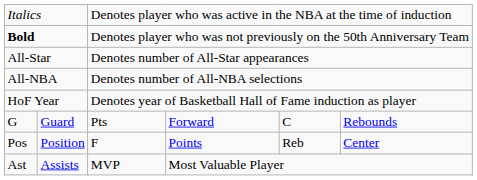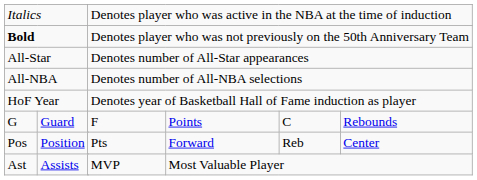(99, 121) Pts -> (95, 121) F
(191, 121) Forward -> (185, 121) Points
(95, 143) F -> (99, 143) Pts
(185, 143) Points -> (191, 143) Forward
